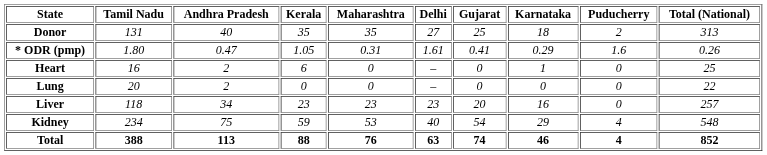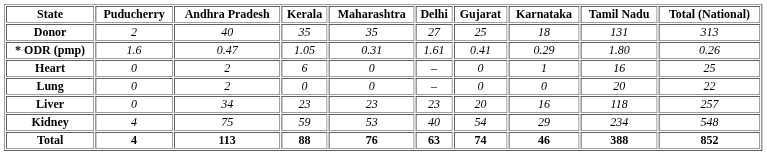columns swapped: (134, 14) <-> (619, 14)
